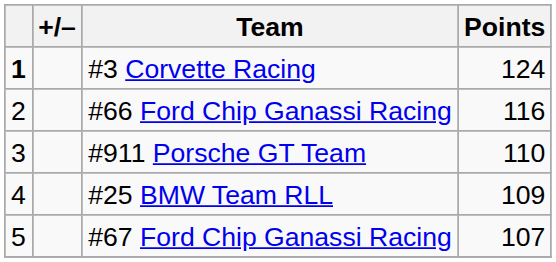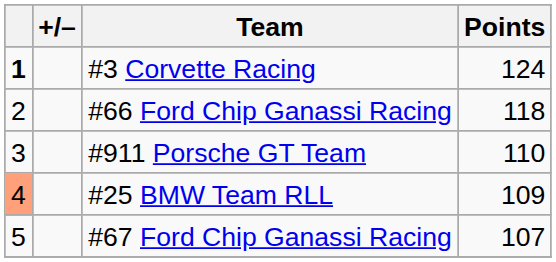(524, 110) 116 -> (524, 110) 118
(18, 195) no background -> (18, 195) lightsalmon background
